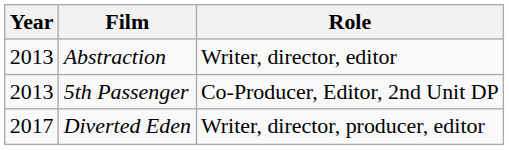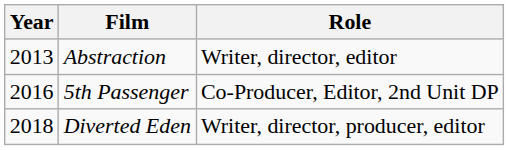(32, 91) 2013 -> (32, 91) 2016
(32, 126) 2017 -> (32, 126) 2018
